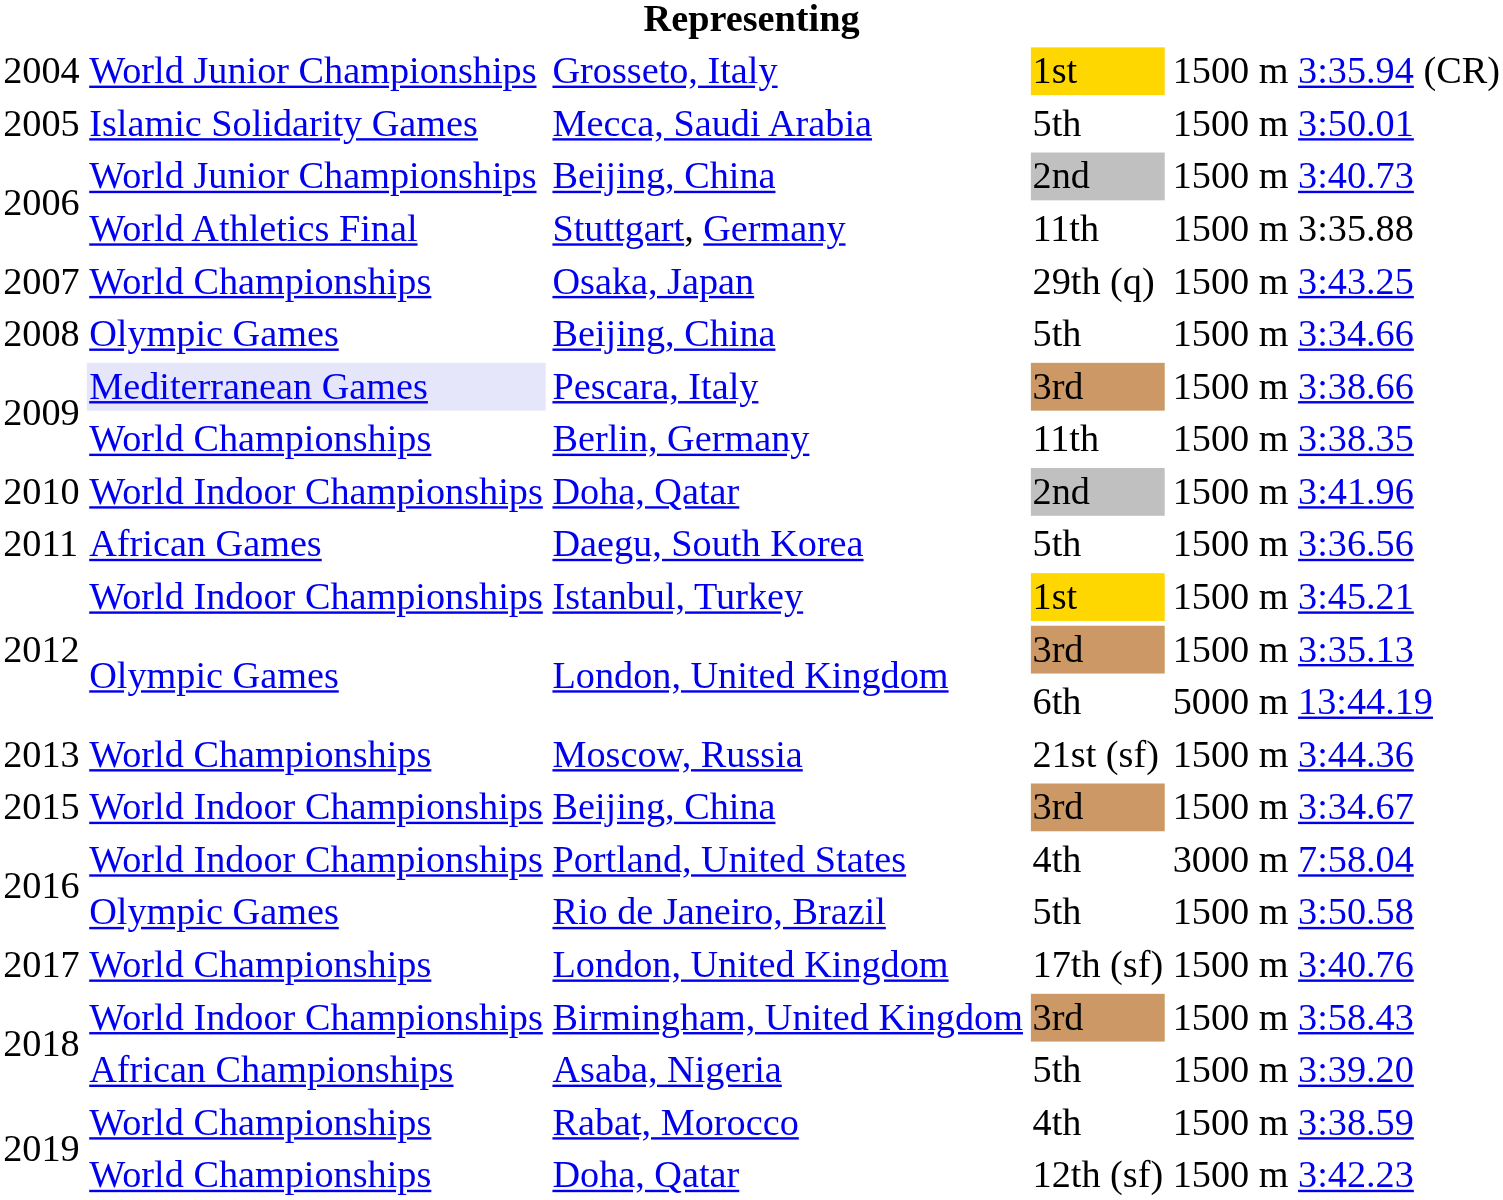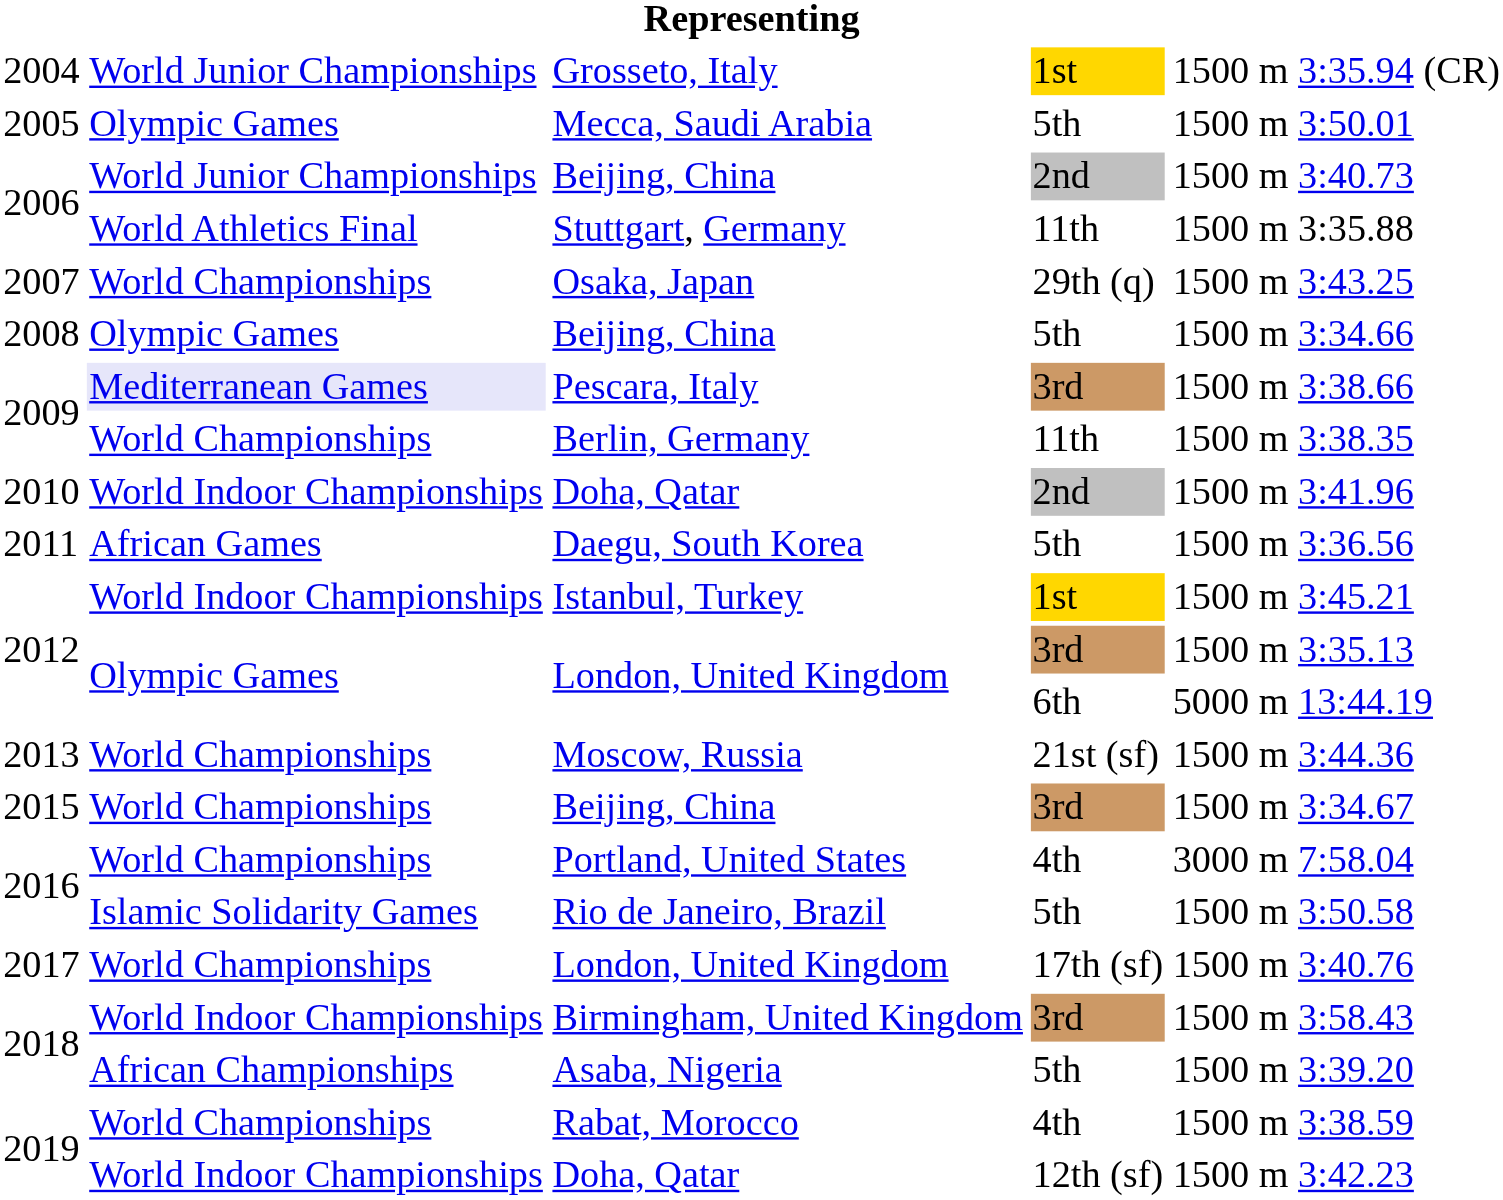(284, 123) Islamic Solidarity Games -> (214, 123) Olympic Games
(316, 806) World Indoor Championships -> (260, 806) World Championships
(316, 859) World Indoor Championships -> (260, 859) World Championships
(214, 911) Olympic Games -> (284, 911) Islamic Solidarity Games
(260, 1174) World Championships -> (316, 1174) World Indoor Championships
